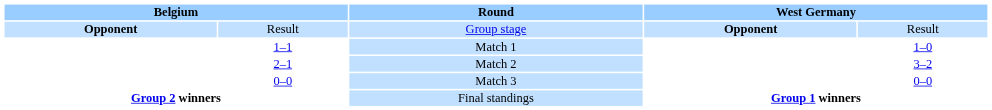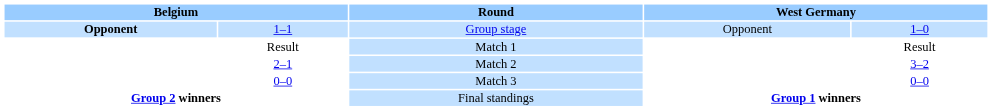(283, 29) Result -> (283, 29) 1–1
(751, 29) bold -> (747, 29) normal
(923, 29) Result -> (920, 29) 1–0
(283, 46) 1–1 -> (283, 46) Result
(923, 46) 1–0 -> (920, 46) Result
